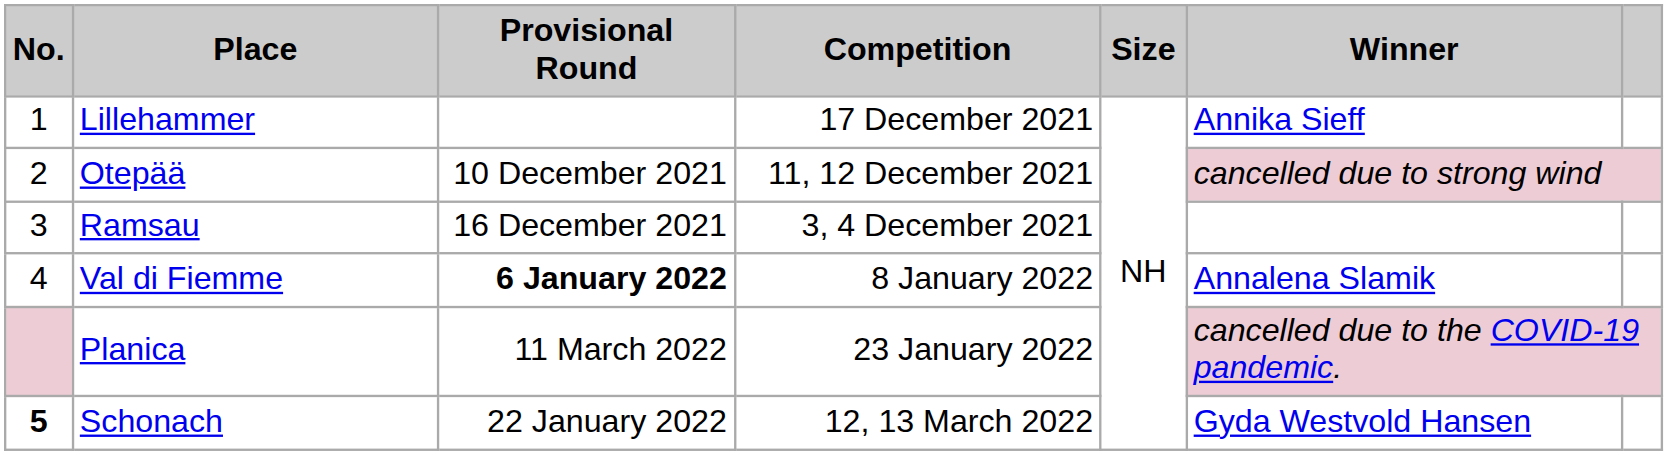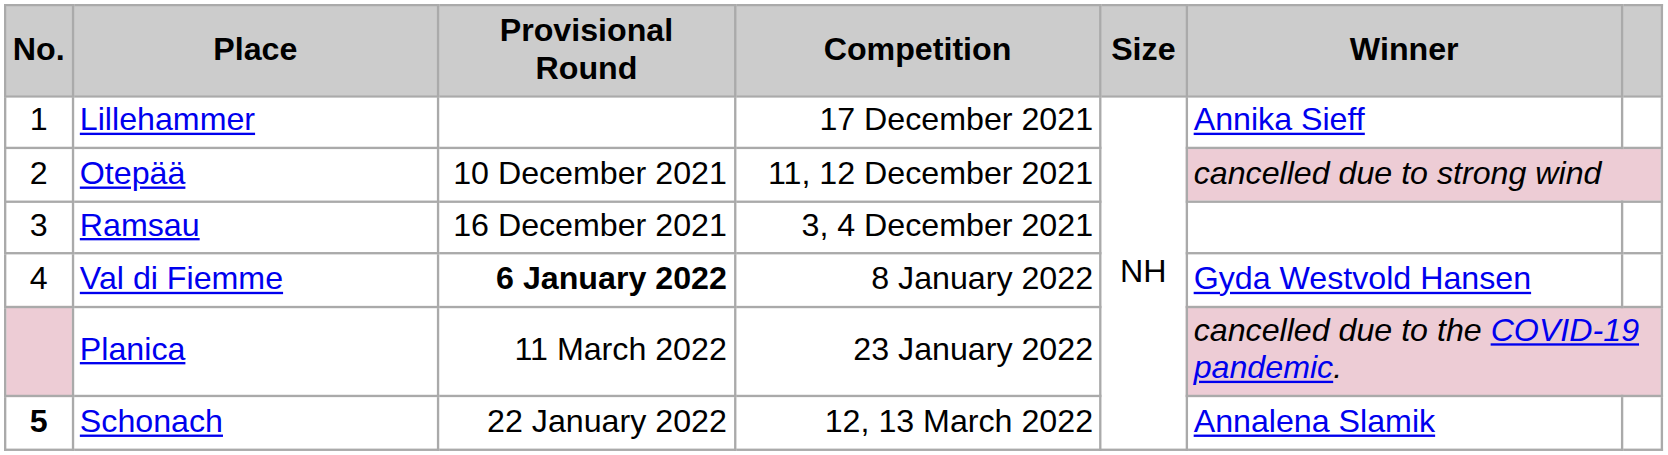(1314, 278) Annalena Slamik -> (1362, 278) Gyda Westvold Hansen
(1362, 421) Gyda Westvold Hansen -> (1314, 421) Annalena Slamik
